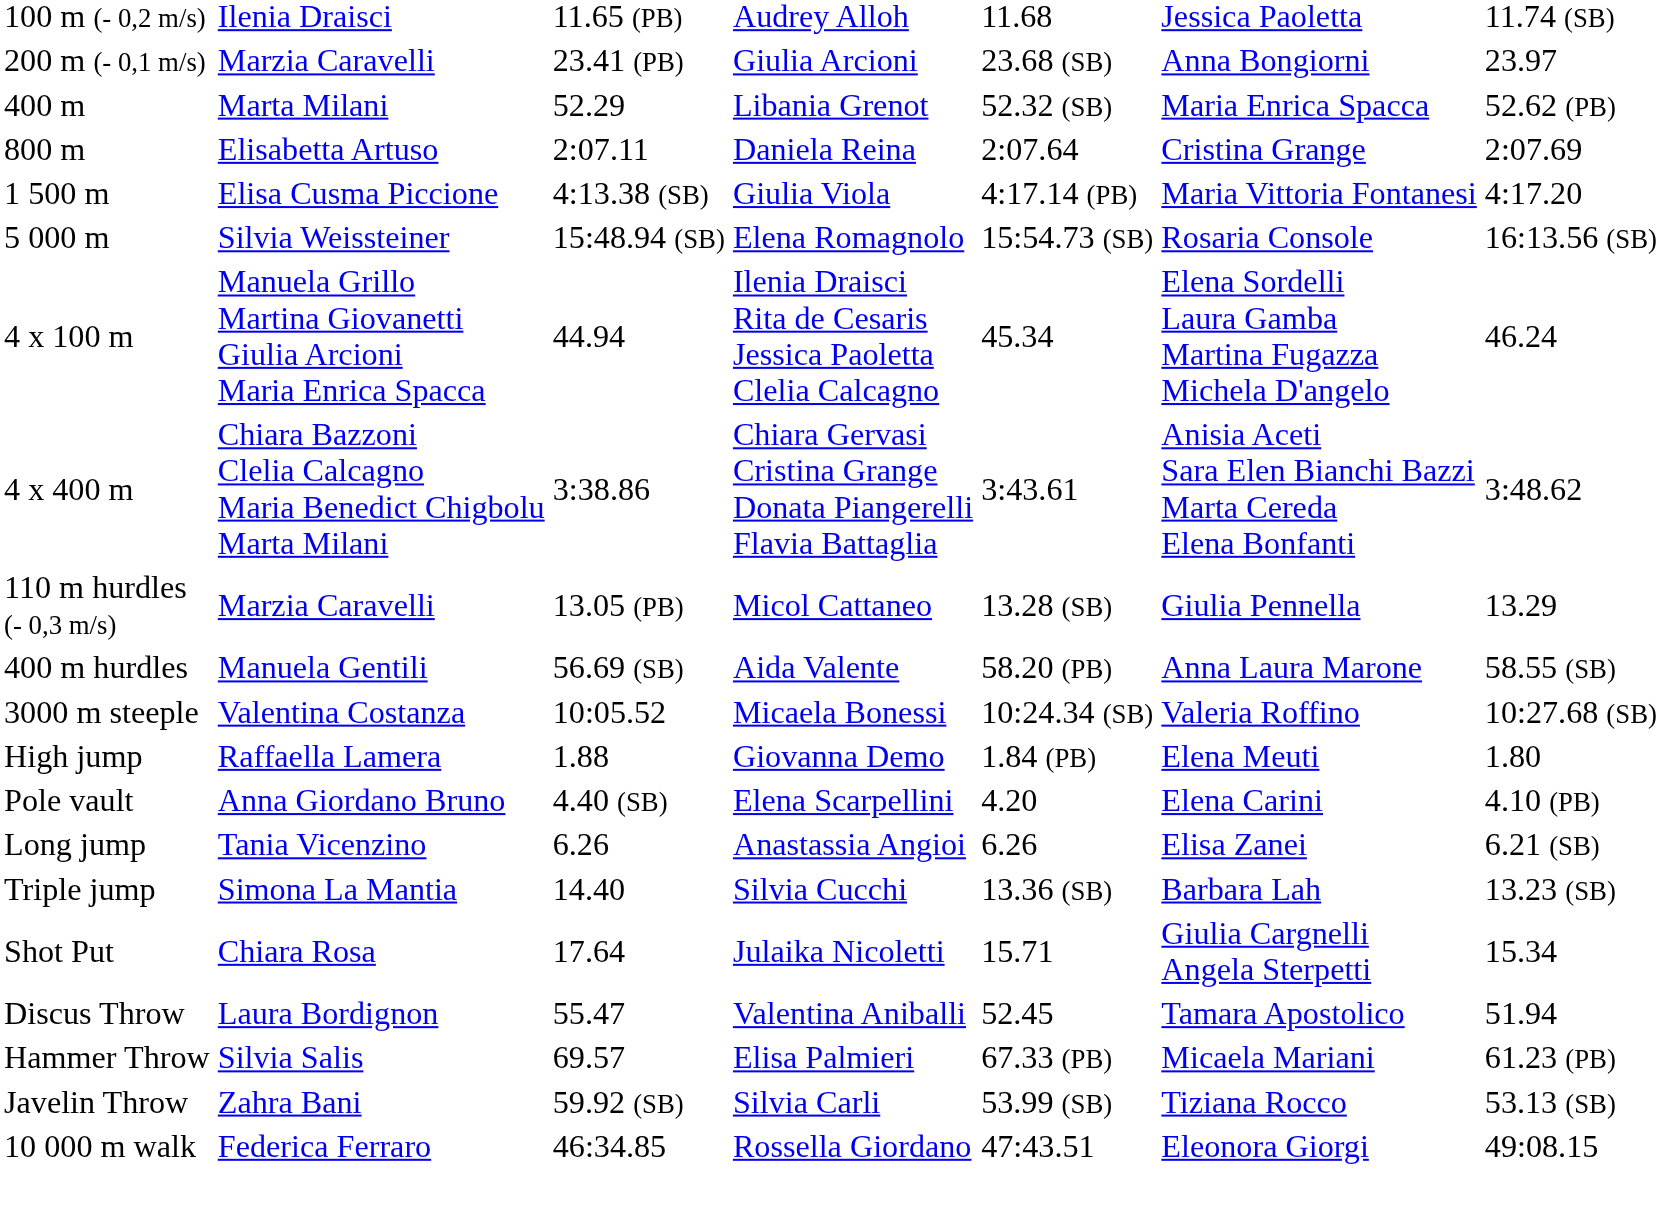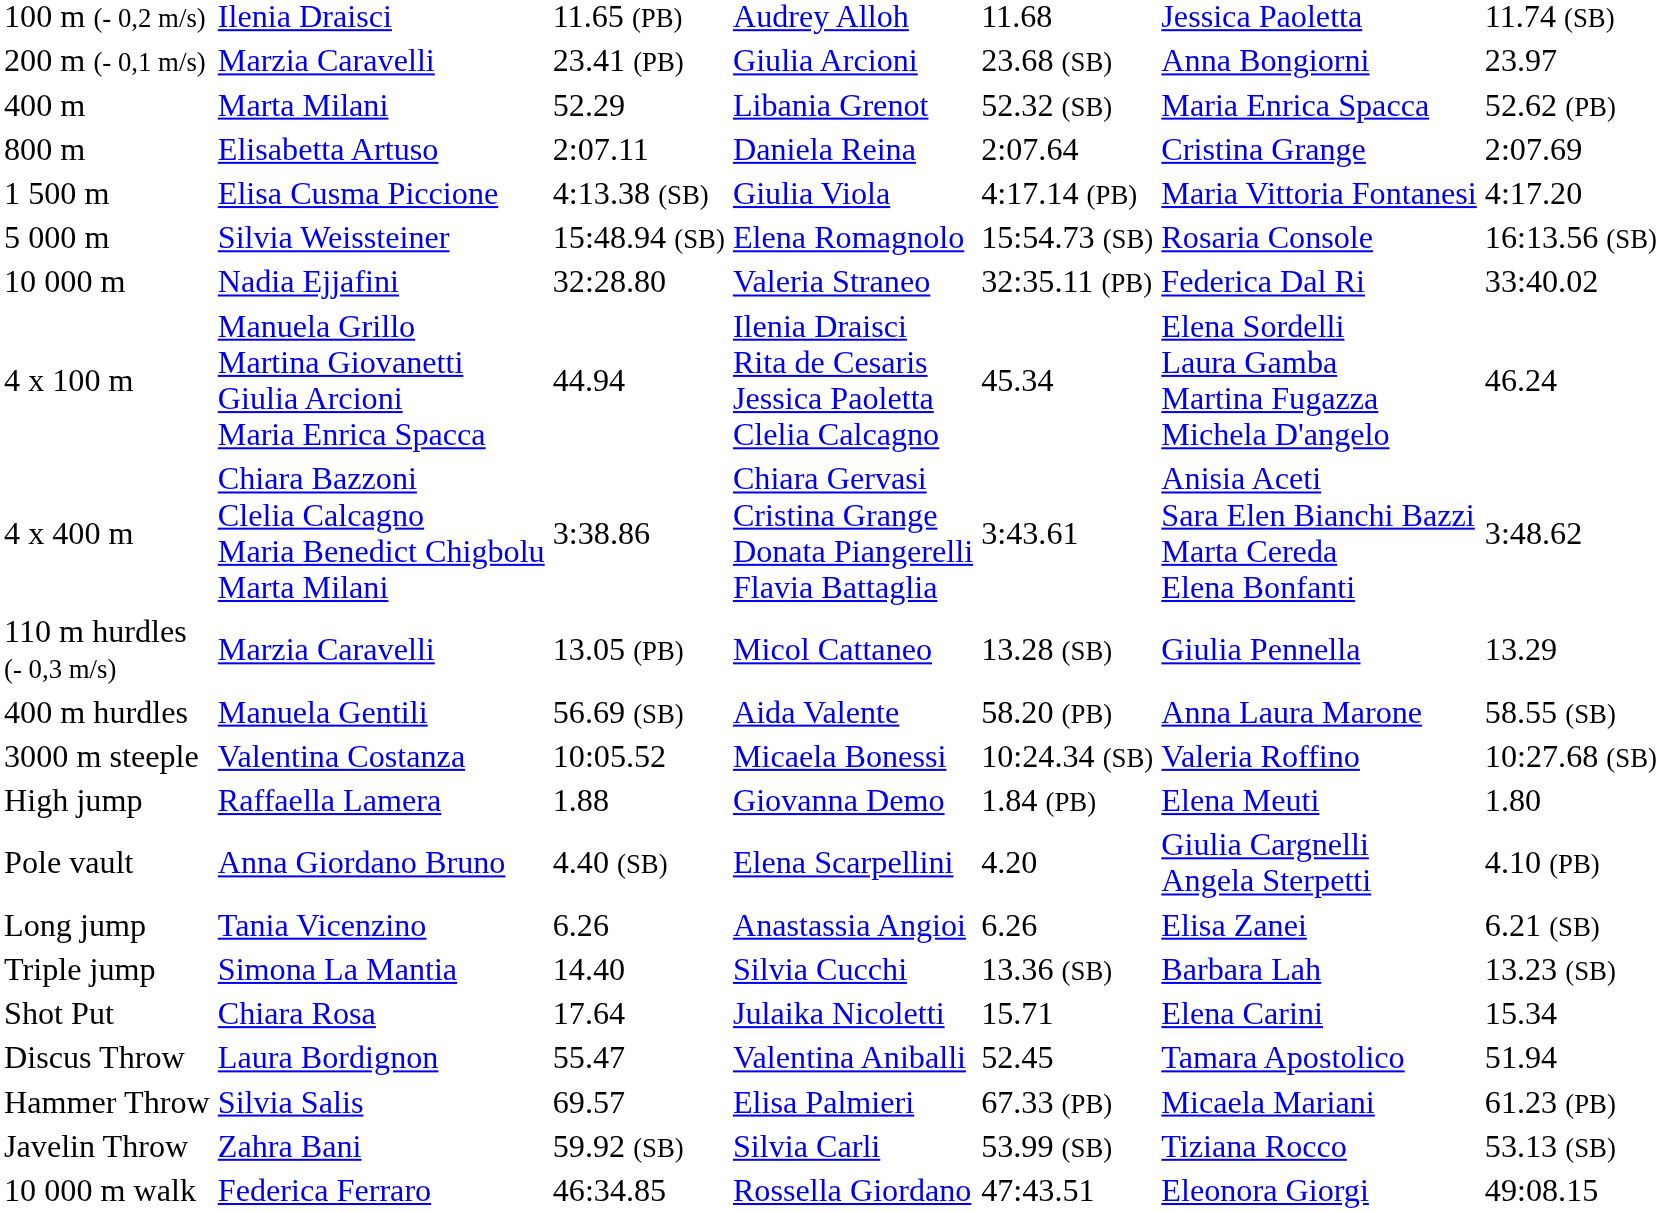+ row: (65, 281)
(1242, 800) Elena Carini -> (1266, 862) Giulia Cargnelli Angela Sterpetti
(1266, 951) Giulia Cargnelli Angela Sterpetti -> (1242, 1013) Elena Carini
